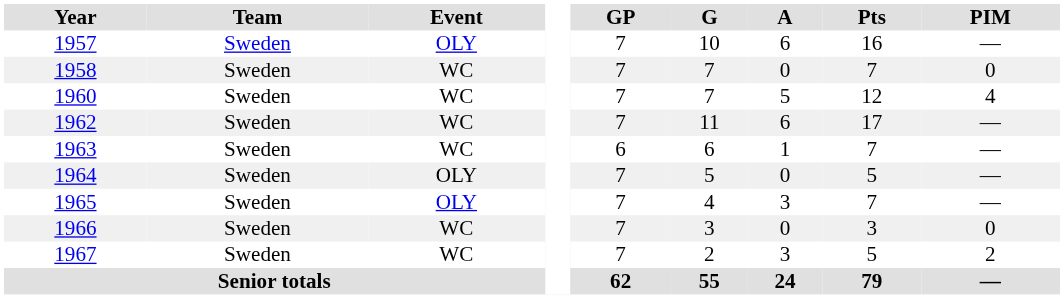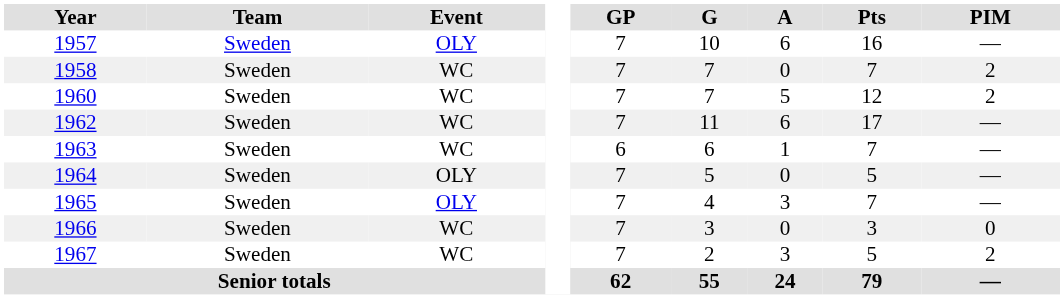(990, 69) 0 -> (990, 69) 2
(990, 96) 4 -> (990, 96) 2
